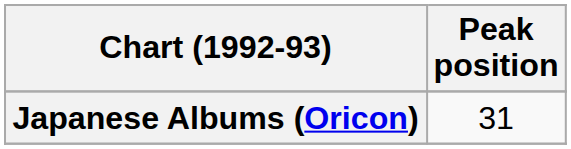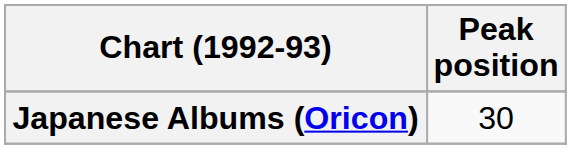(496, 117) 31 -> (496, 117) 30
